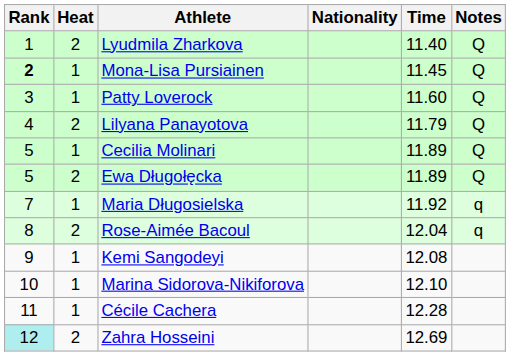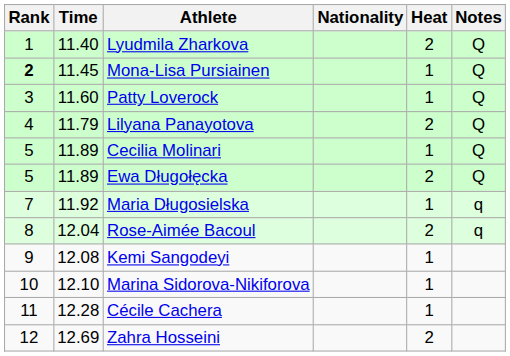columns swapped: (75, 17) <-> (426, 17)
(29, 337) paleturquoise background -> (29, 337) no background
